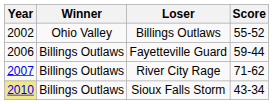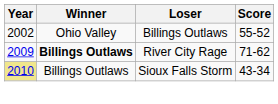- row: (178, 52)
(20, 71) 2007 -> (20, 52) 2009
(82, 71) normal -> (86, 52) bold
